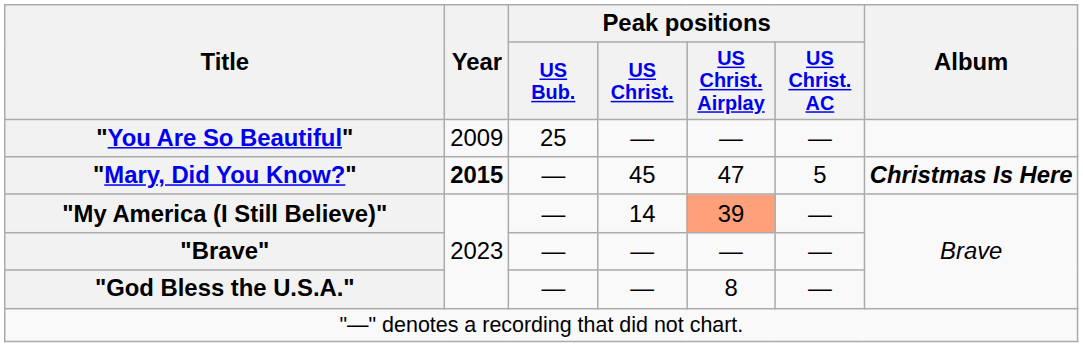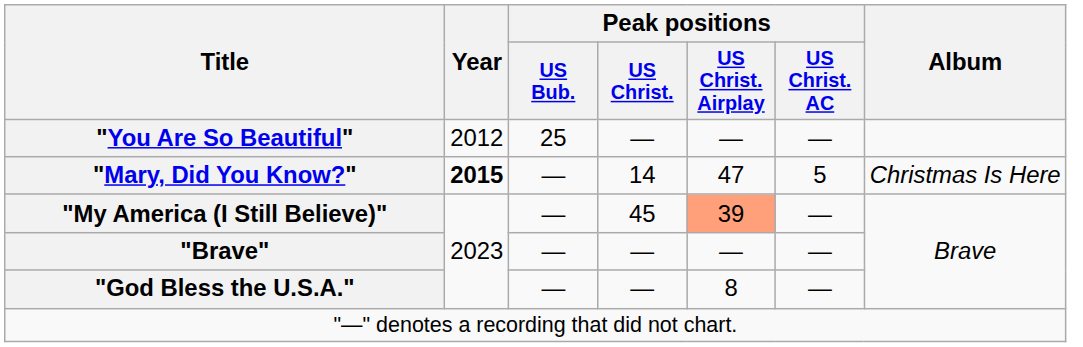(477, 137) 2009 -> (477, 137) 2012
(642, 175) 45 -> (642, 175) 14
(971, 175) bold -> (965, 175) normal
(642, 213) 14 -> (642, 213) 45
